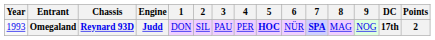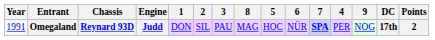columns swapped: (245, 11) <-> (341, 11)
(16, 27) 1993 -> (16, 27) 1991
(269, 27) bold -> (273, 27) normal
